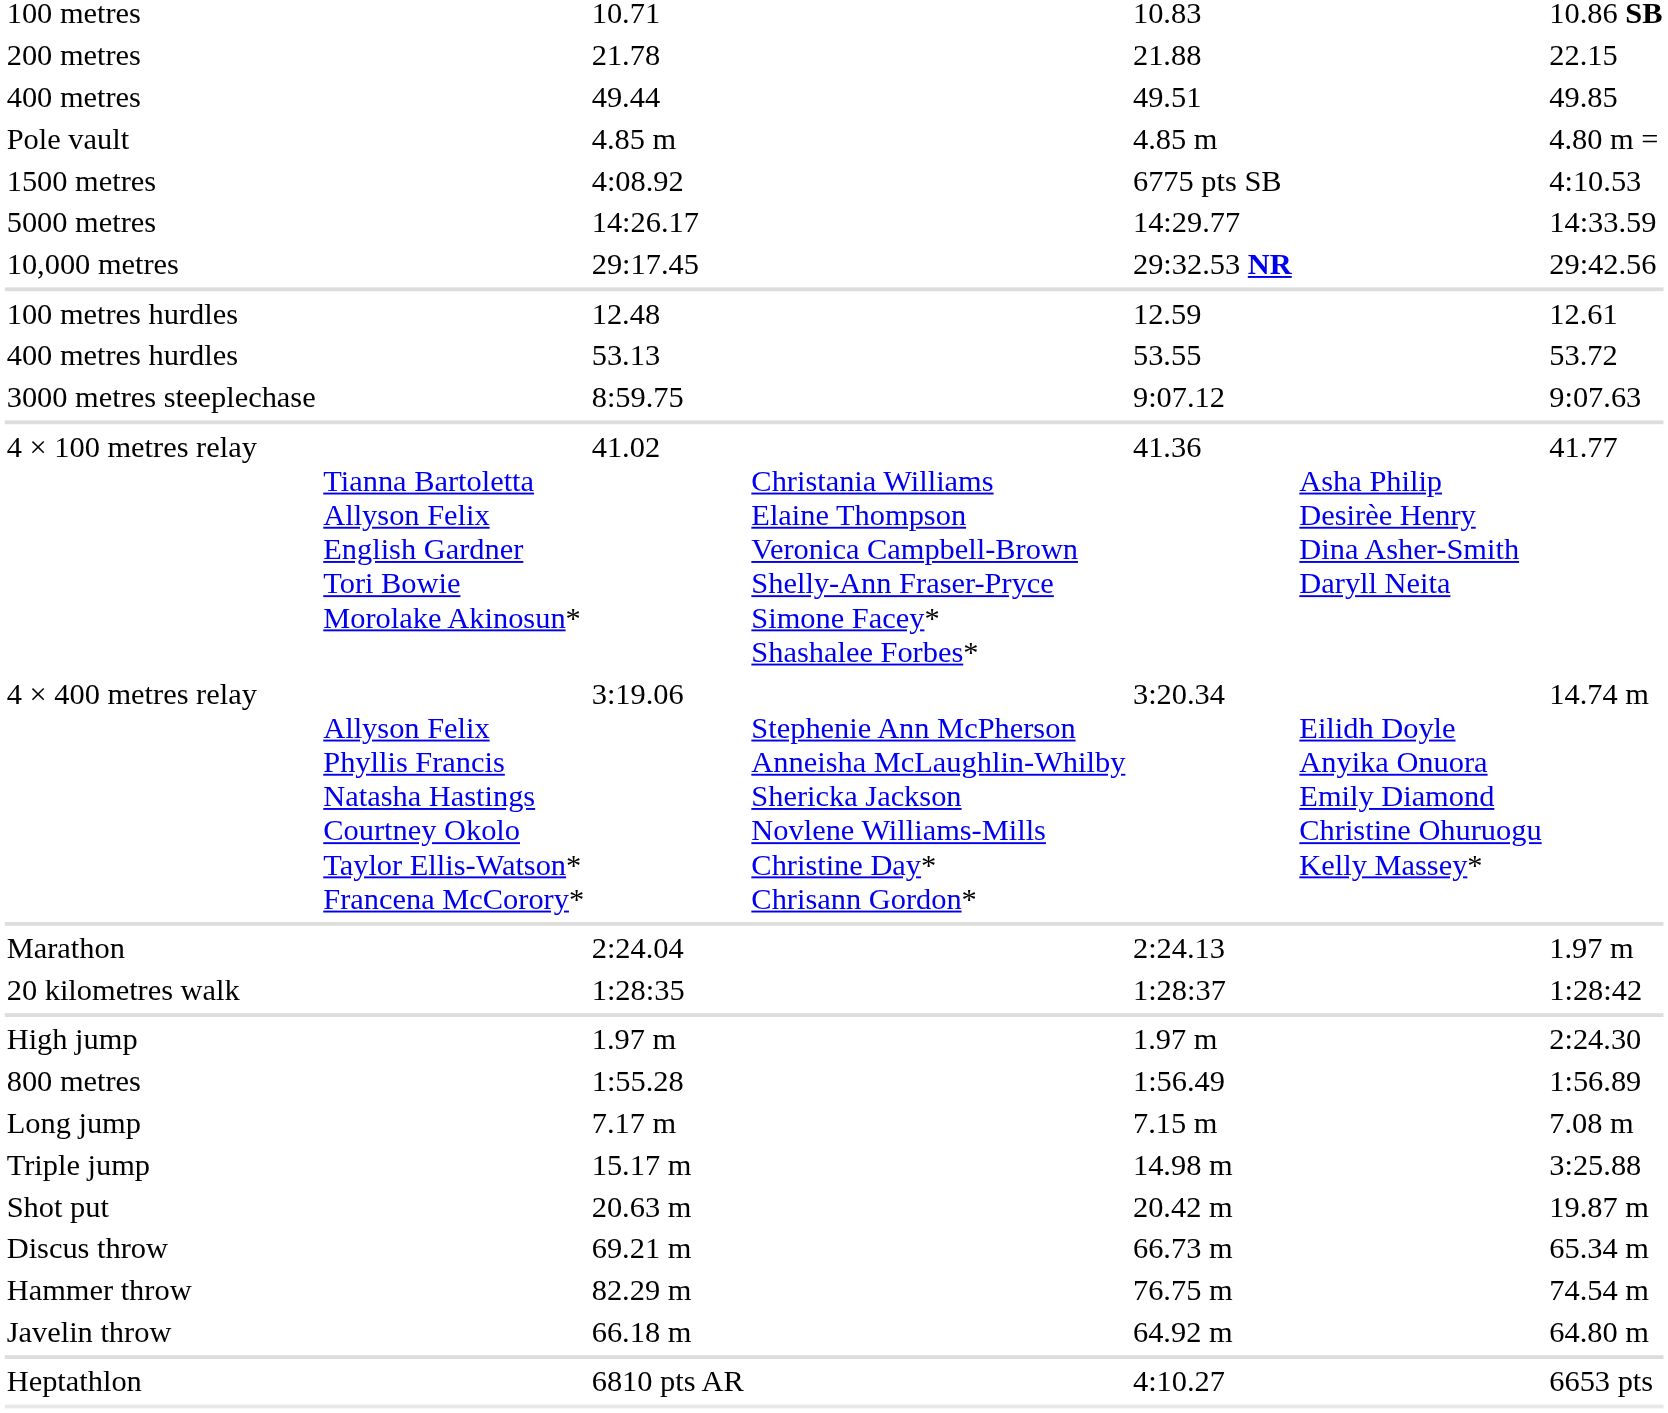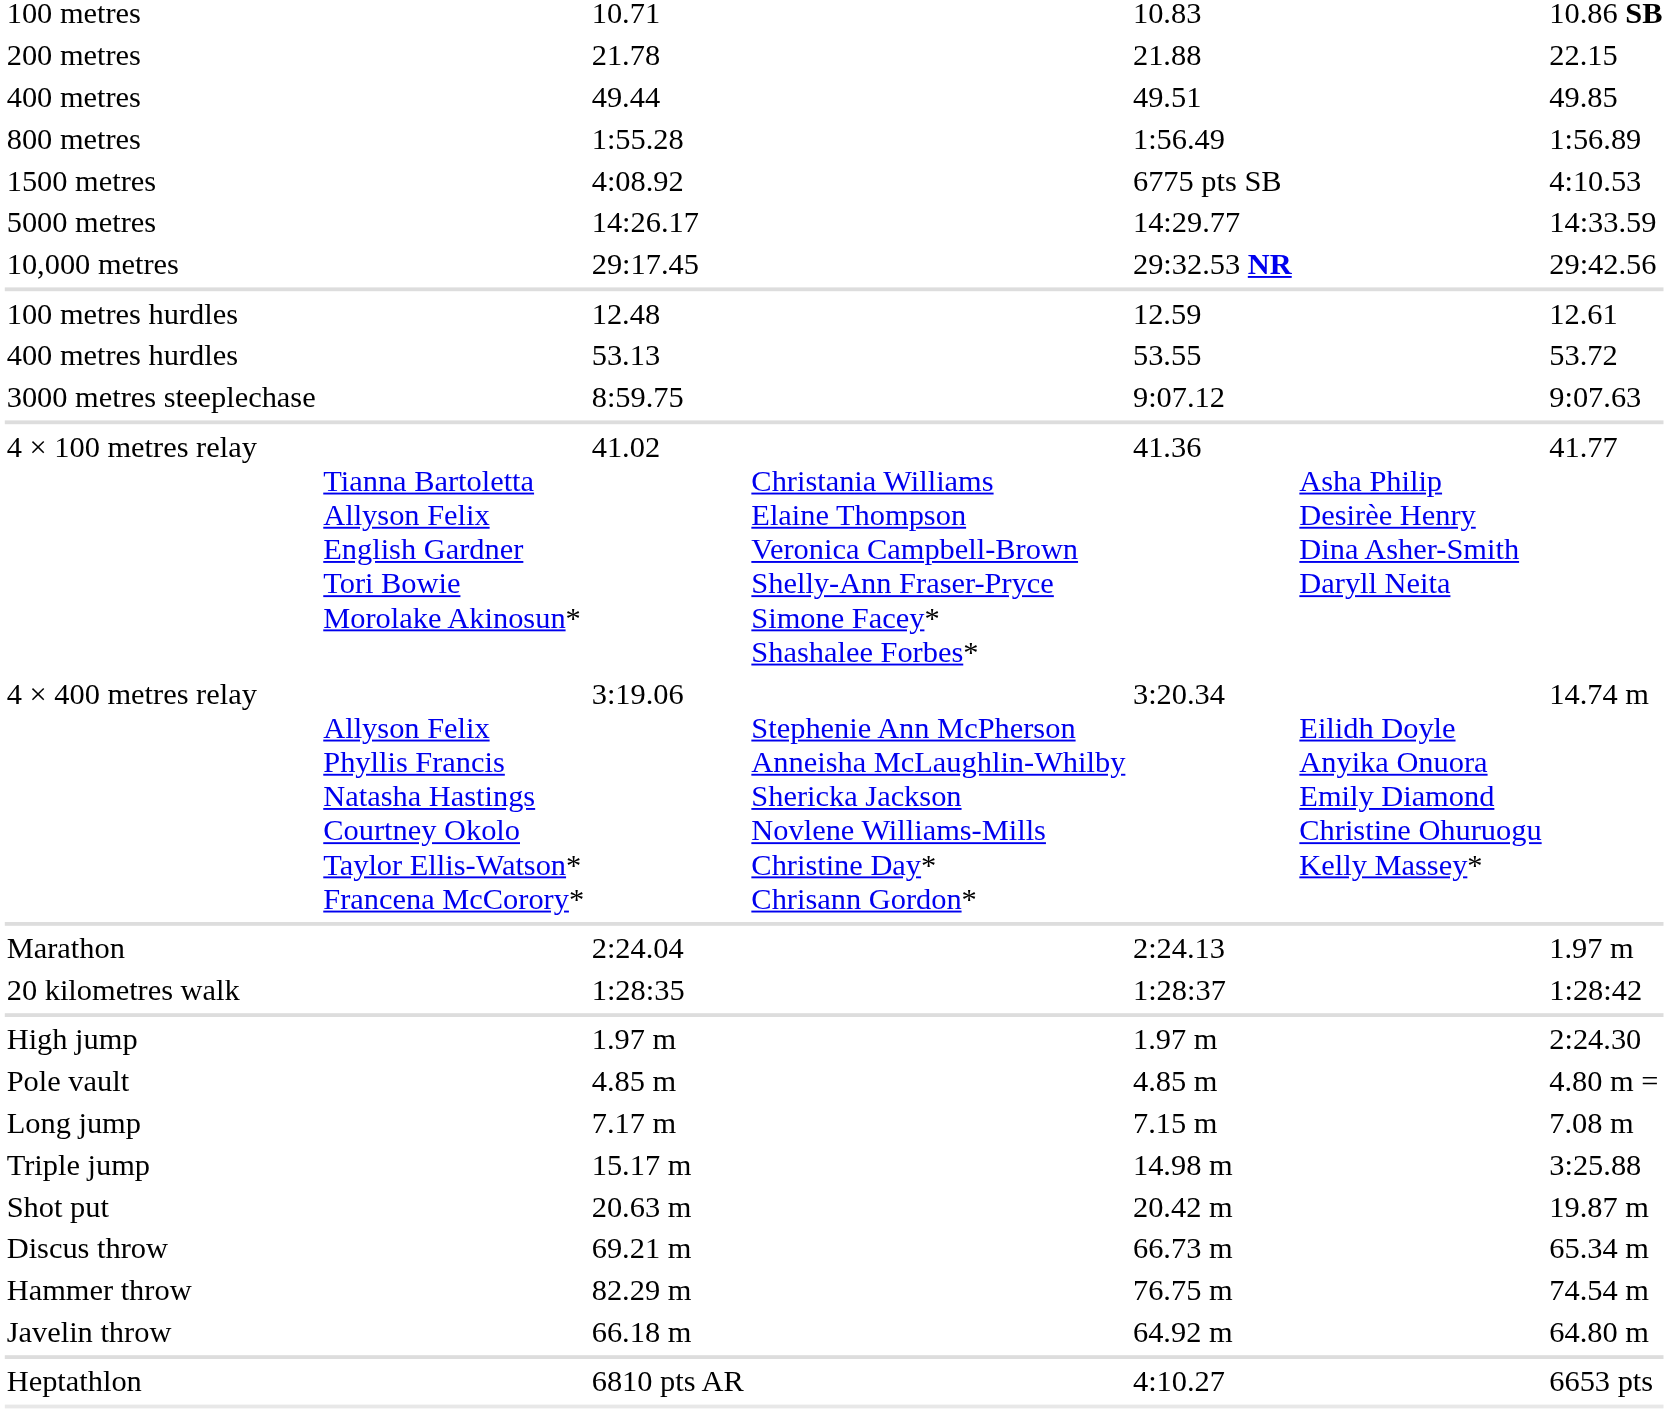rows swapped: (74, 1081) <-> (68, 138)
